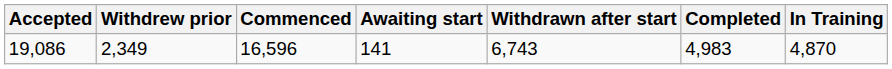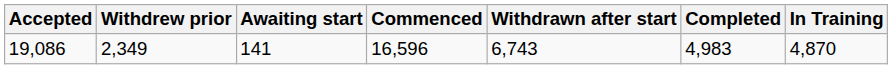columns swapped: (421, 19) <-> (296, 19)
